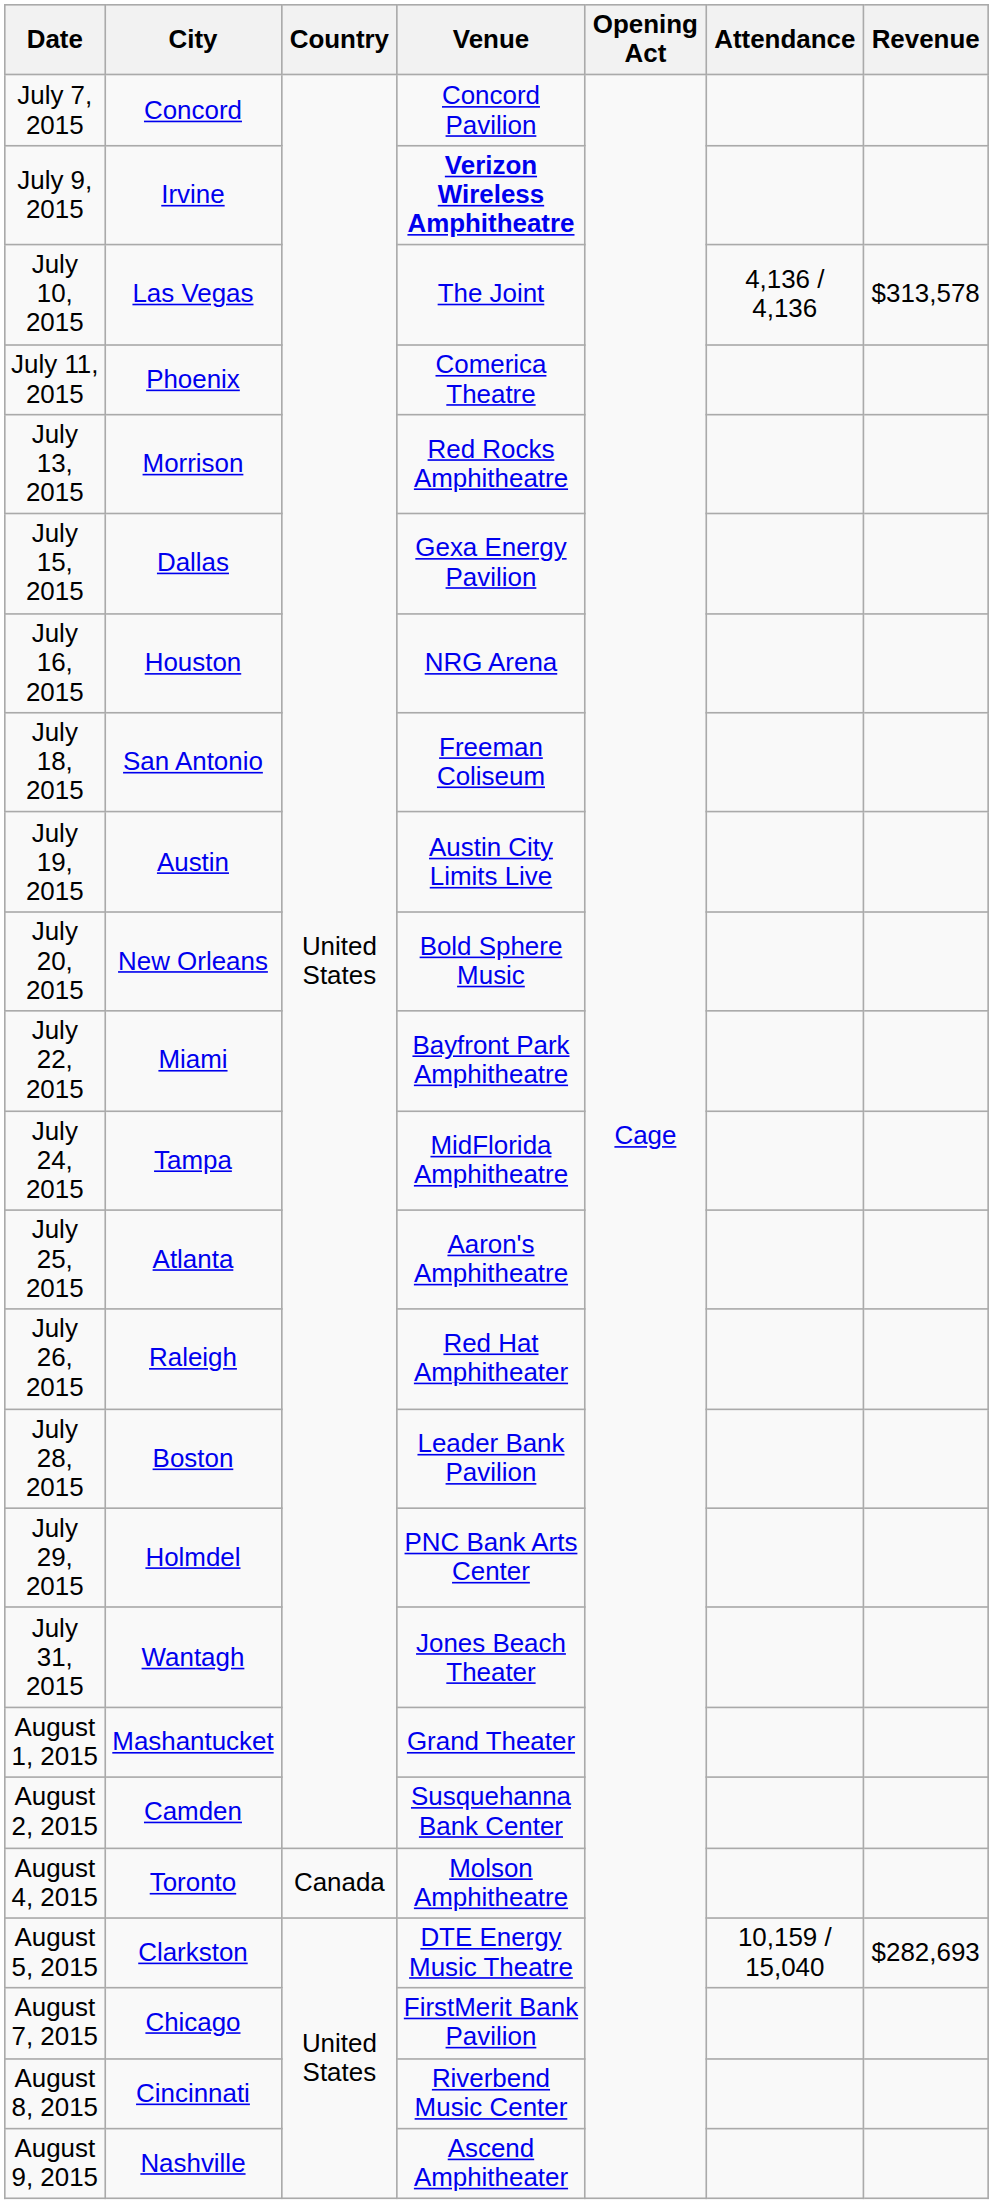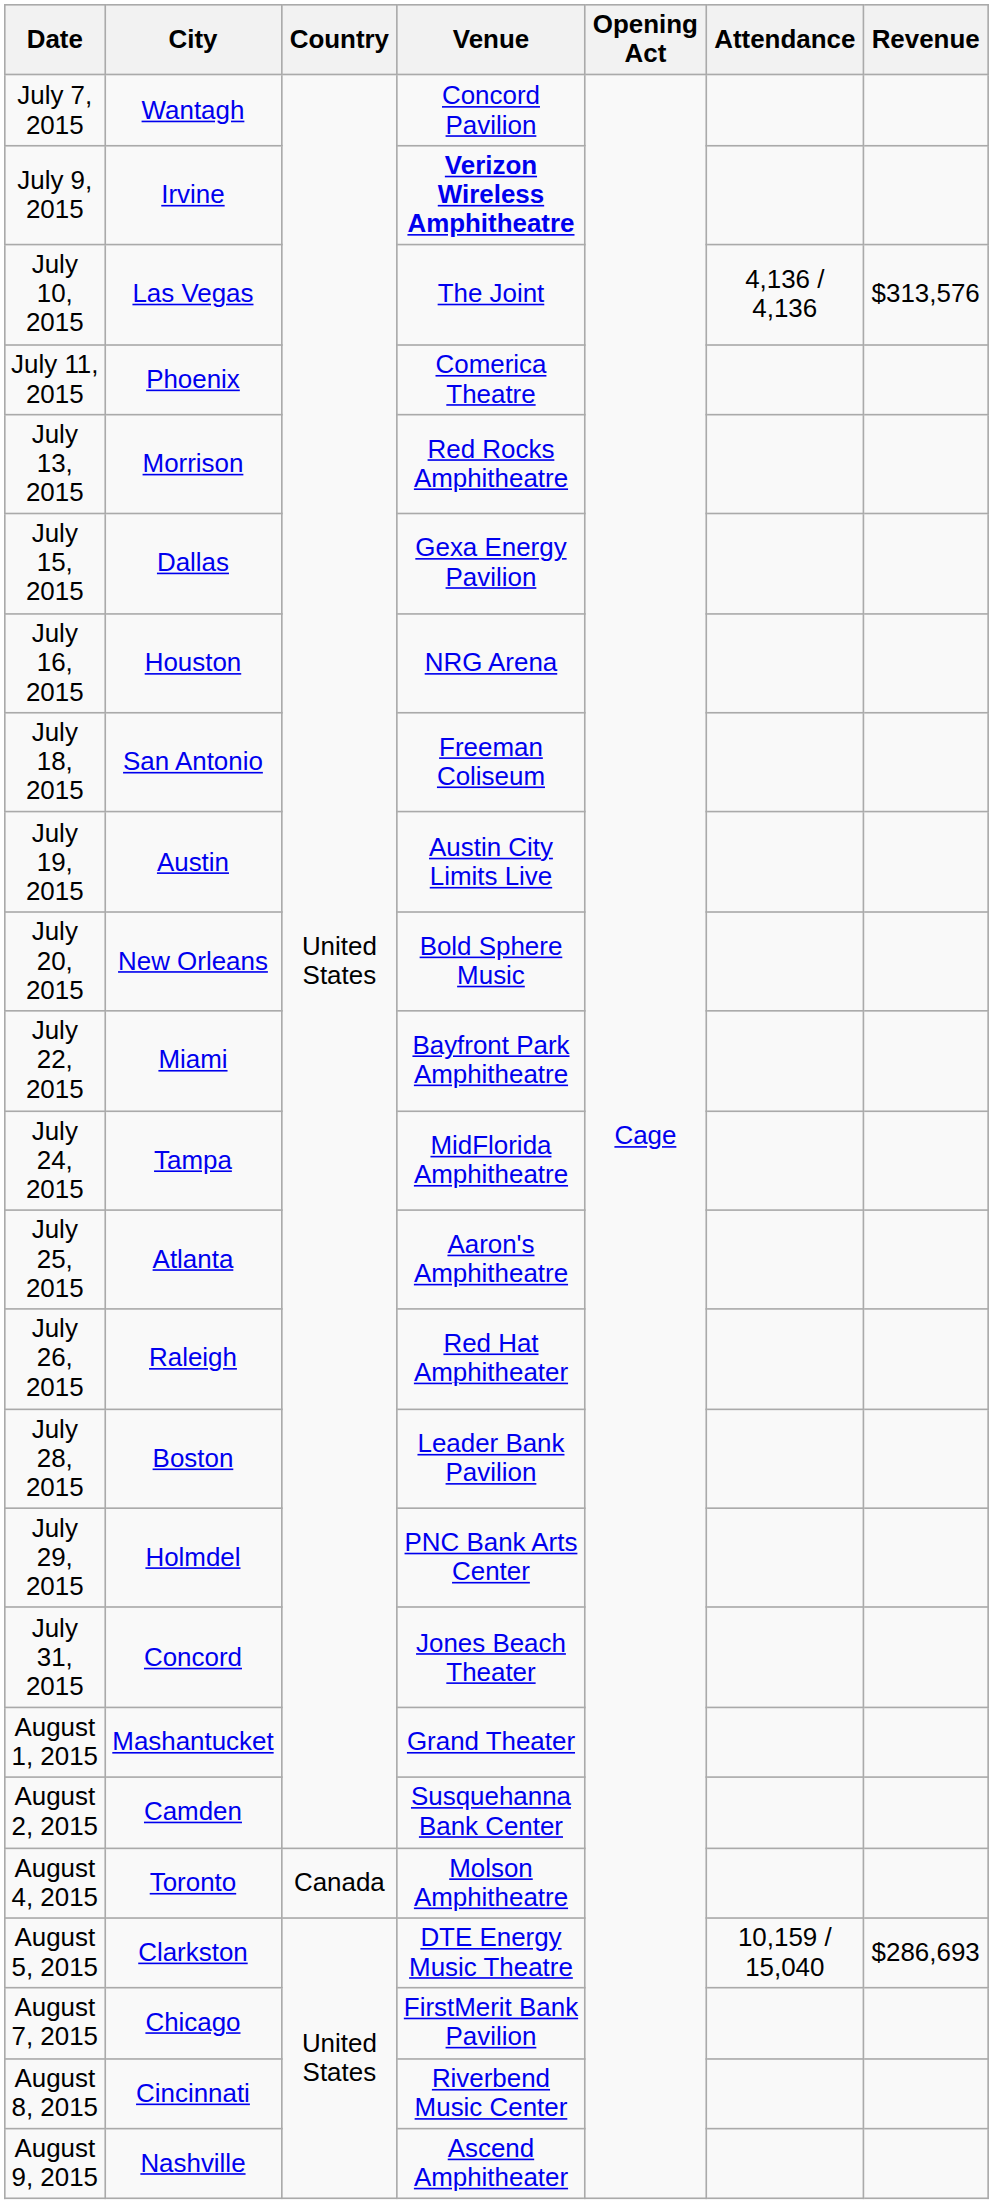(193, 109) Concord -> (193, 109) Wantagh
(926, 294) $313,578 -> (926, 294) $313,576
(193, 1657) Wantagh -> (193, 1657) Concord
(926, 1952) $282,693 -> (926, 1952) $286,693
